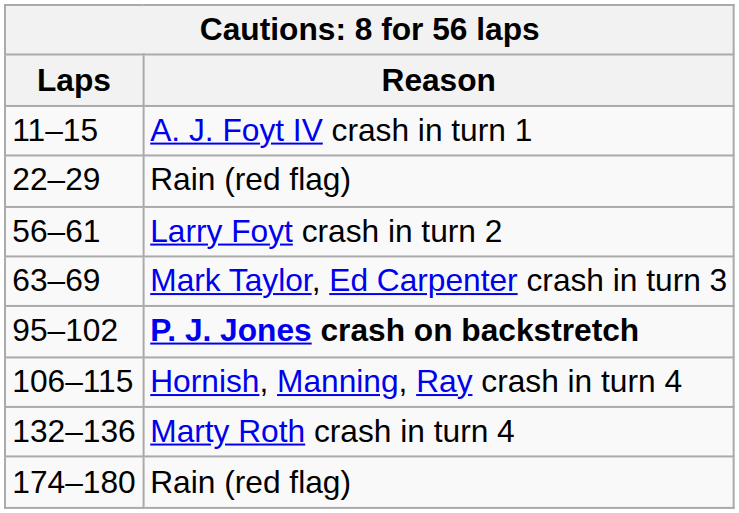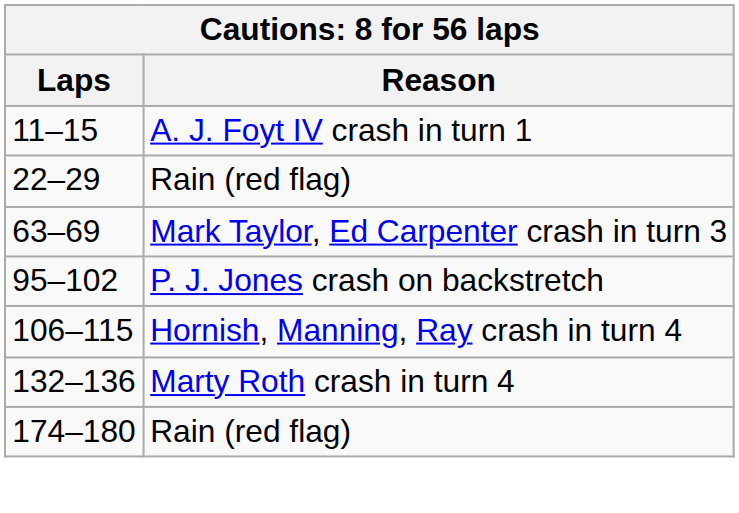- row: (56, 230)
(395, 331) bold -> (377, 280) normal
